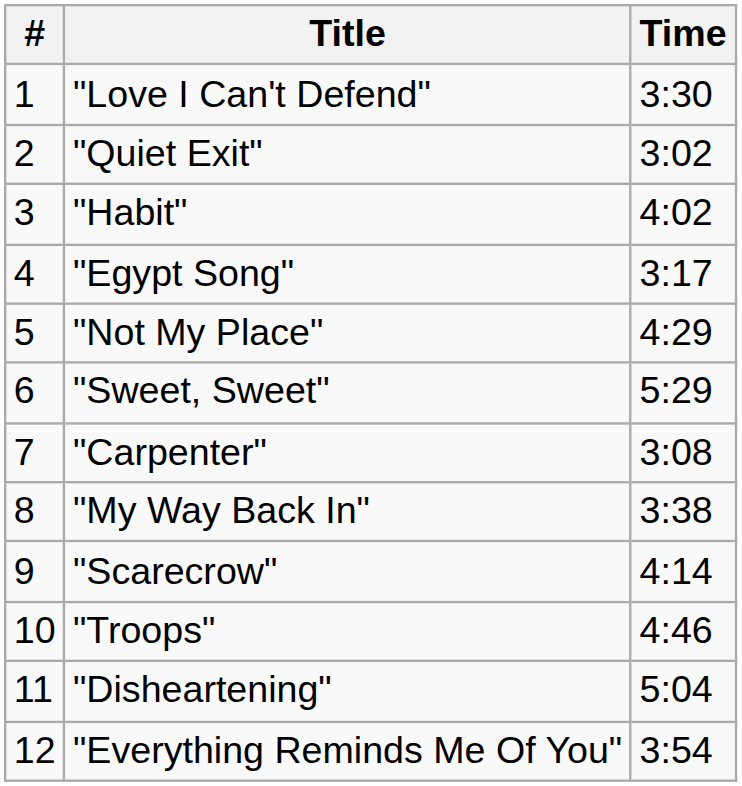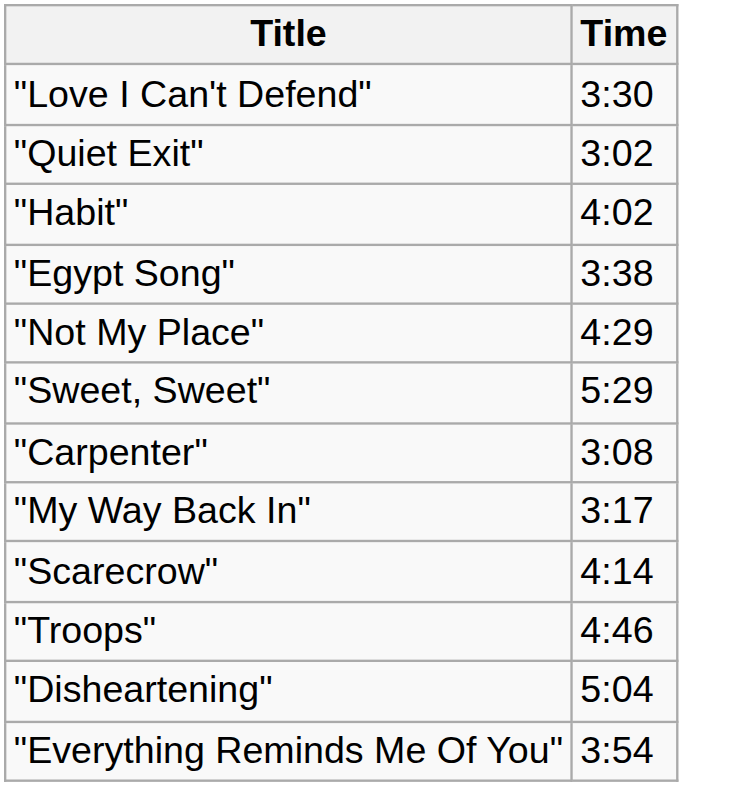- column: (35, 34)
(676, 272) 3:17 -> (617, 272) 3:38
(676, 511) 3:38 -> (617, 511) 3:17
